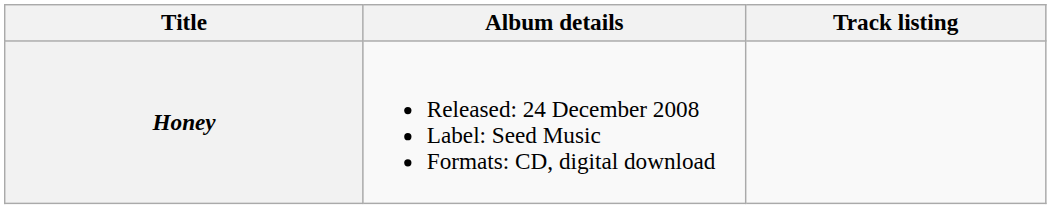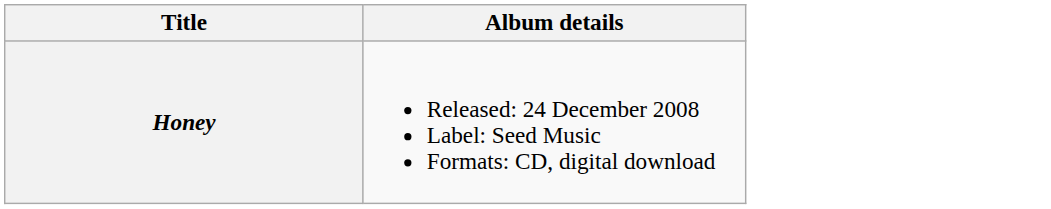- column: (896, 22)
